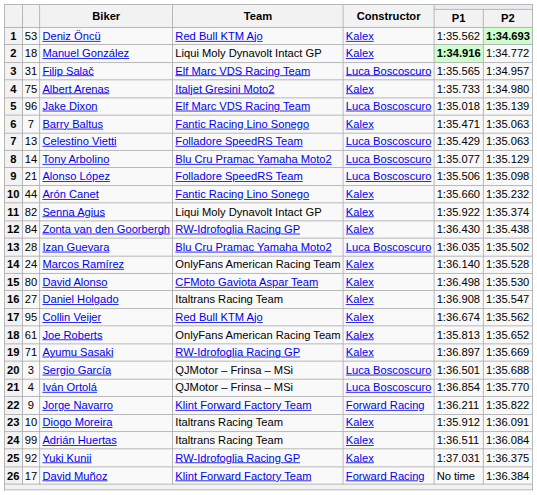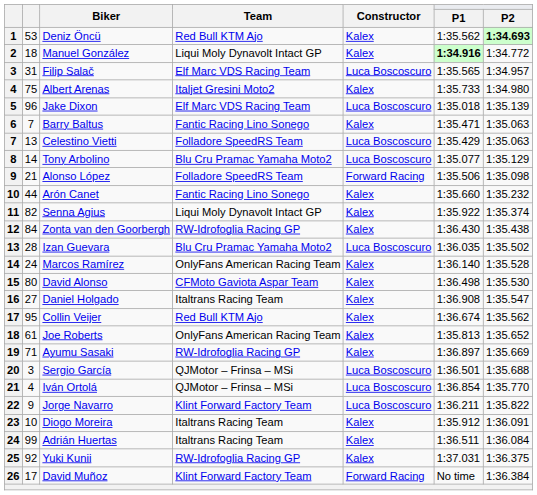(389, 176) Luca Boscoscuro -> (385, 176) Forward Racing
(385, 405) Forward Racing -> (389, 405) Luca Boscoscuro
